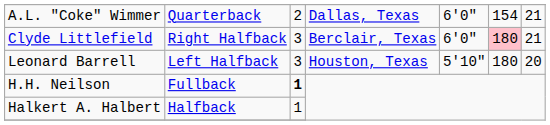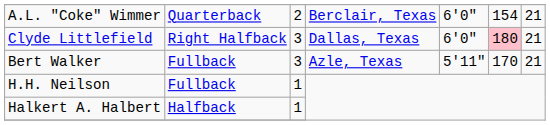(364, 16) Dallas, Texas -> (373, 16) Berclair, Texas
(373, 39) Berclair, Texas -> (364, 39) Dallas, Texas
- row: (72, 62)
+ row: (55, 62)
(298, 85) bold -> (298, 85) normal
